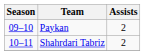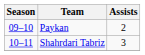(123, 43) 2 -> (123, 43) 3
